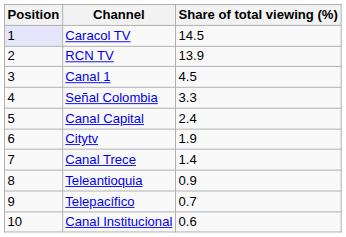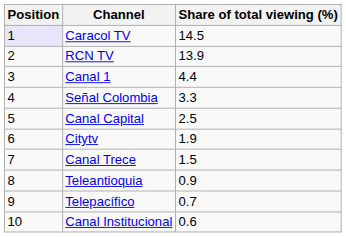(188, 77) 4.5 -> (188, 77) 4.4
(188, 119) 2.4 -> (188, 119) 2.5
(188, 160) 1.4 -> (188, 160) 1.5
